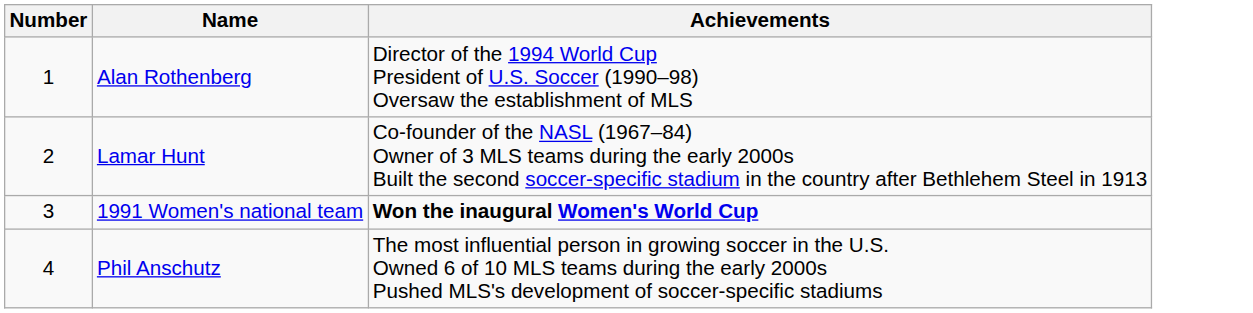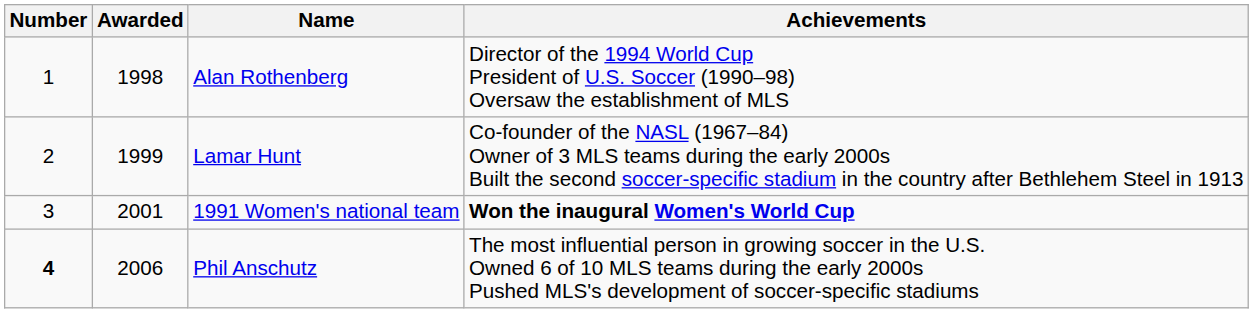+ column: (140, 20)
(48, 267) normal -> (48, 267) bold
